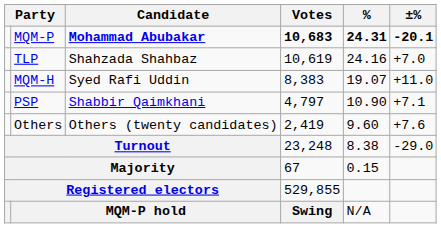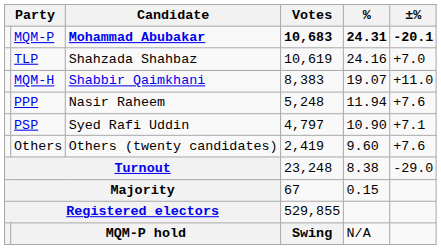(129, 81) Syed Rafi Uddin -> (137, 81) Shabbir Qaimkhani
+ row: (26, 103)
(137, 103) Shabbir Qaimkhani -> (129, 125) Syed Rafi Uddin
